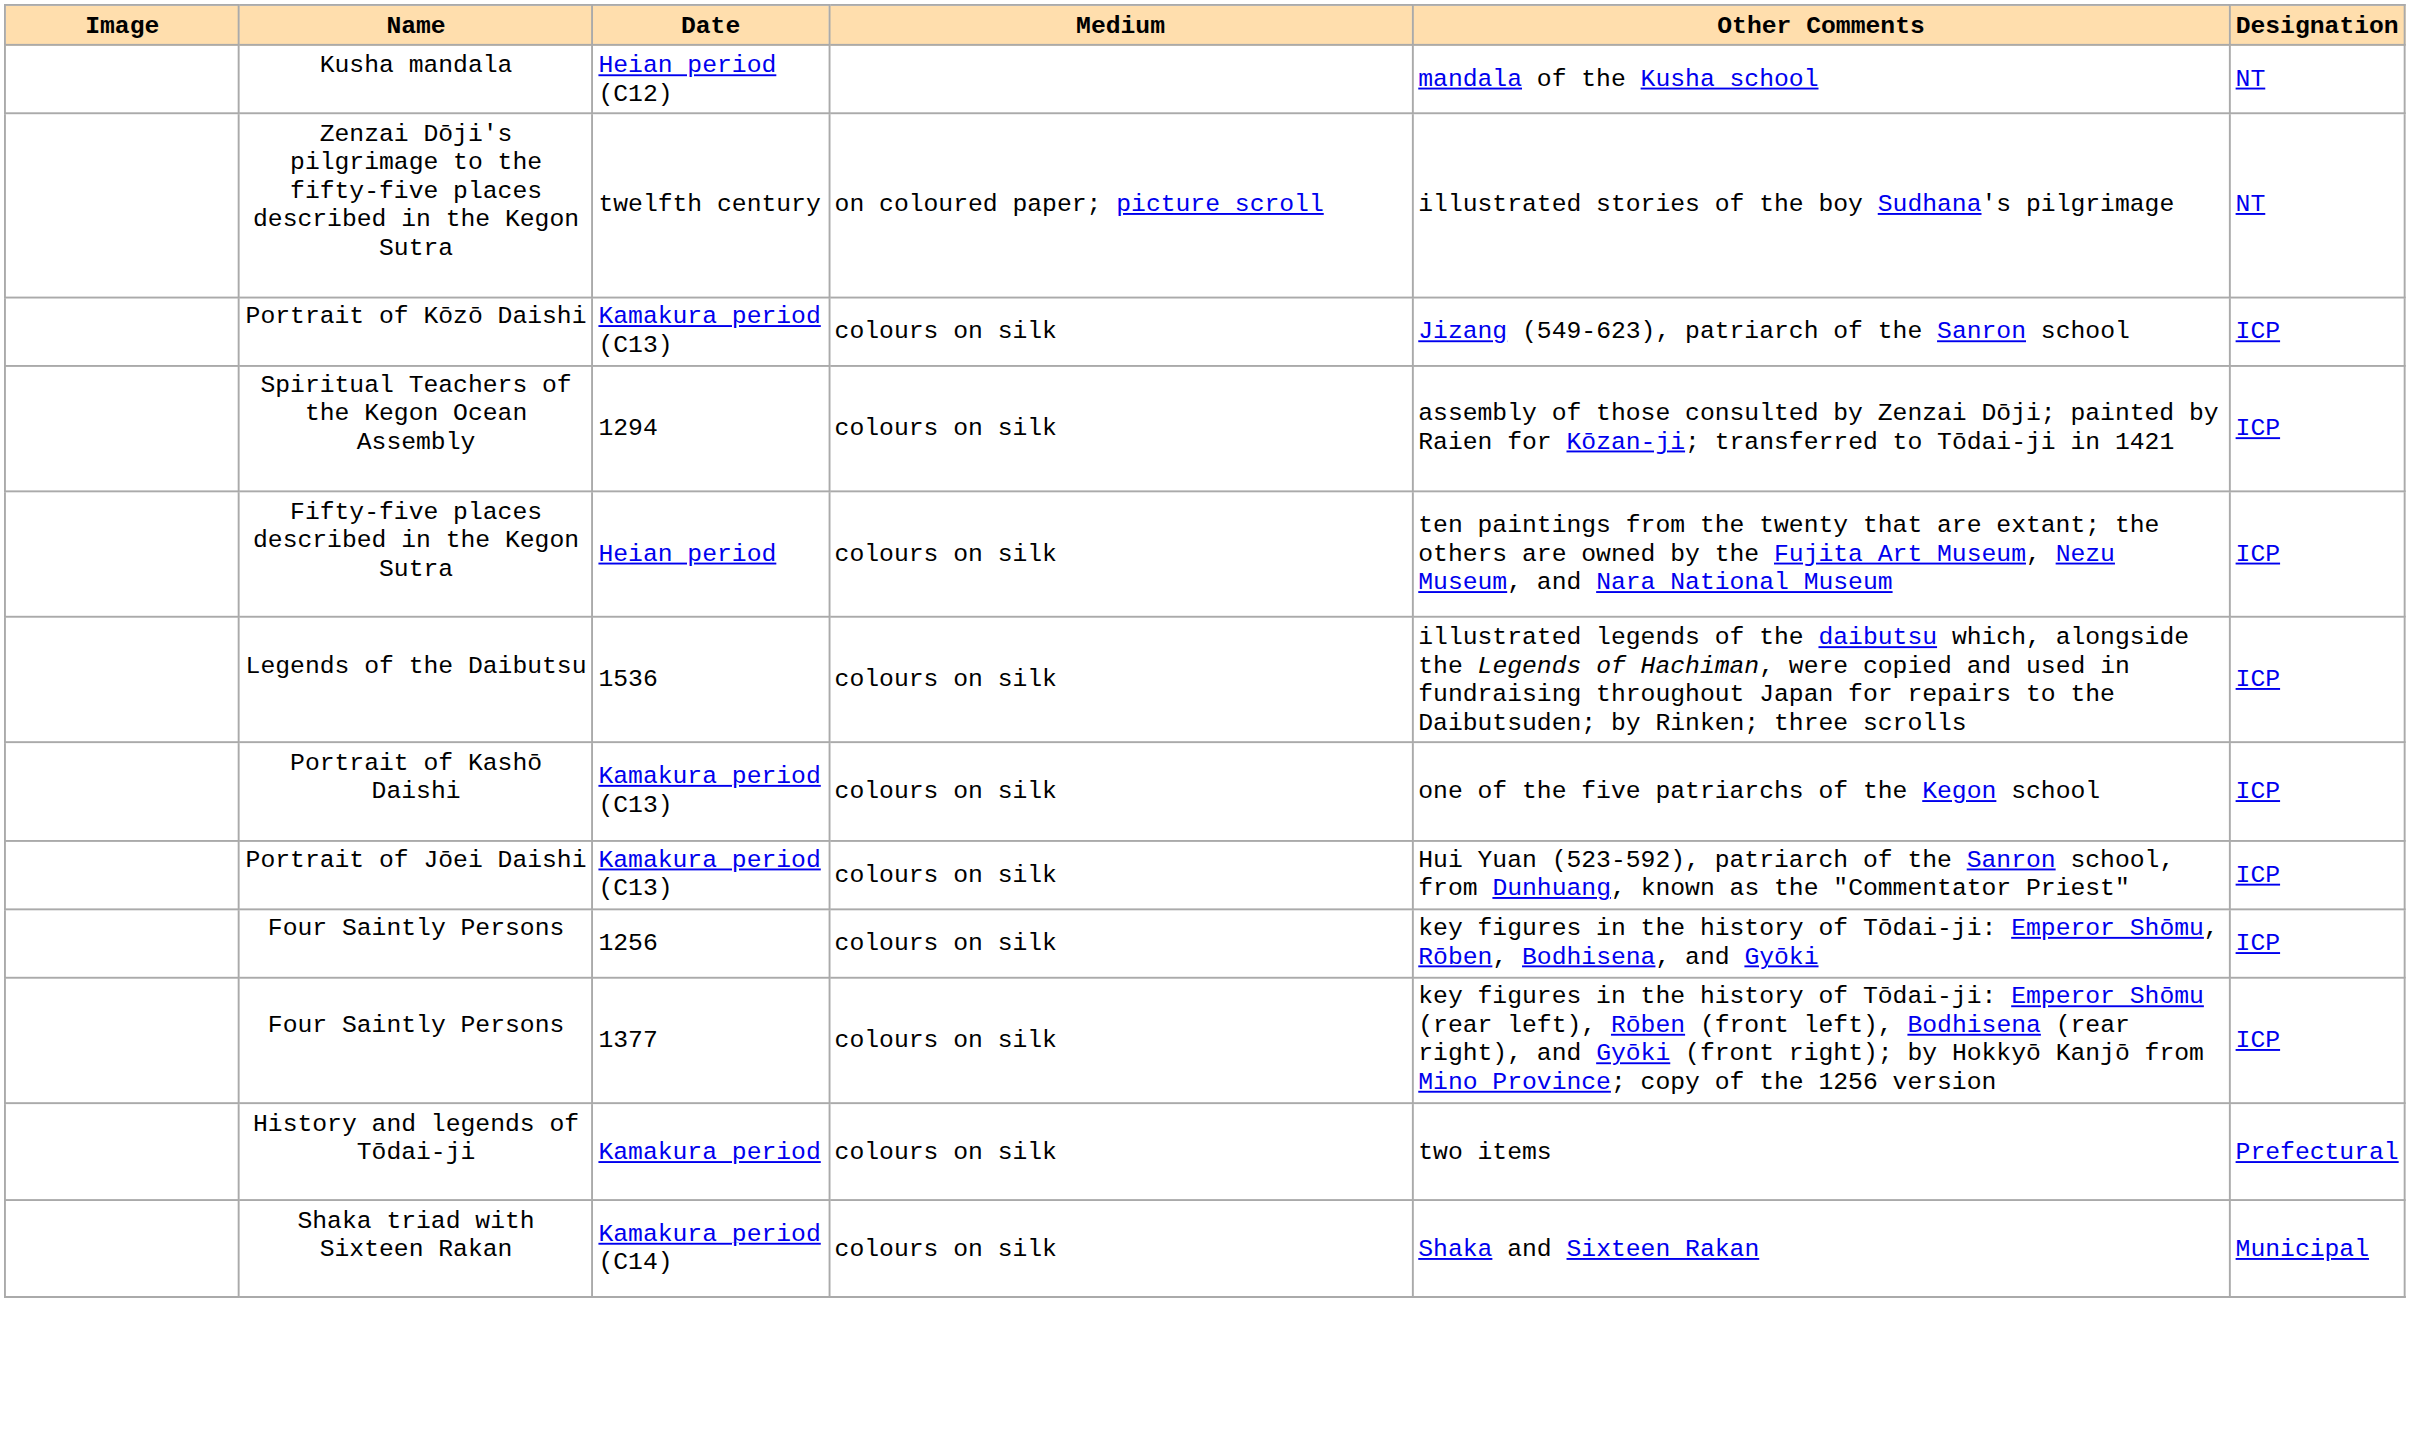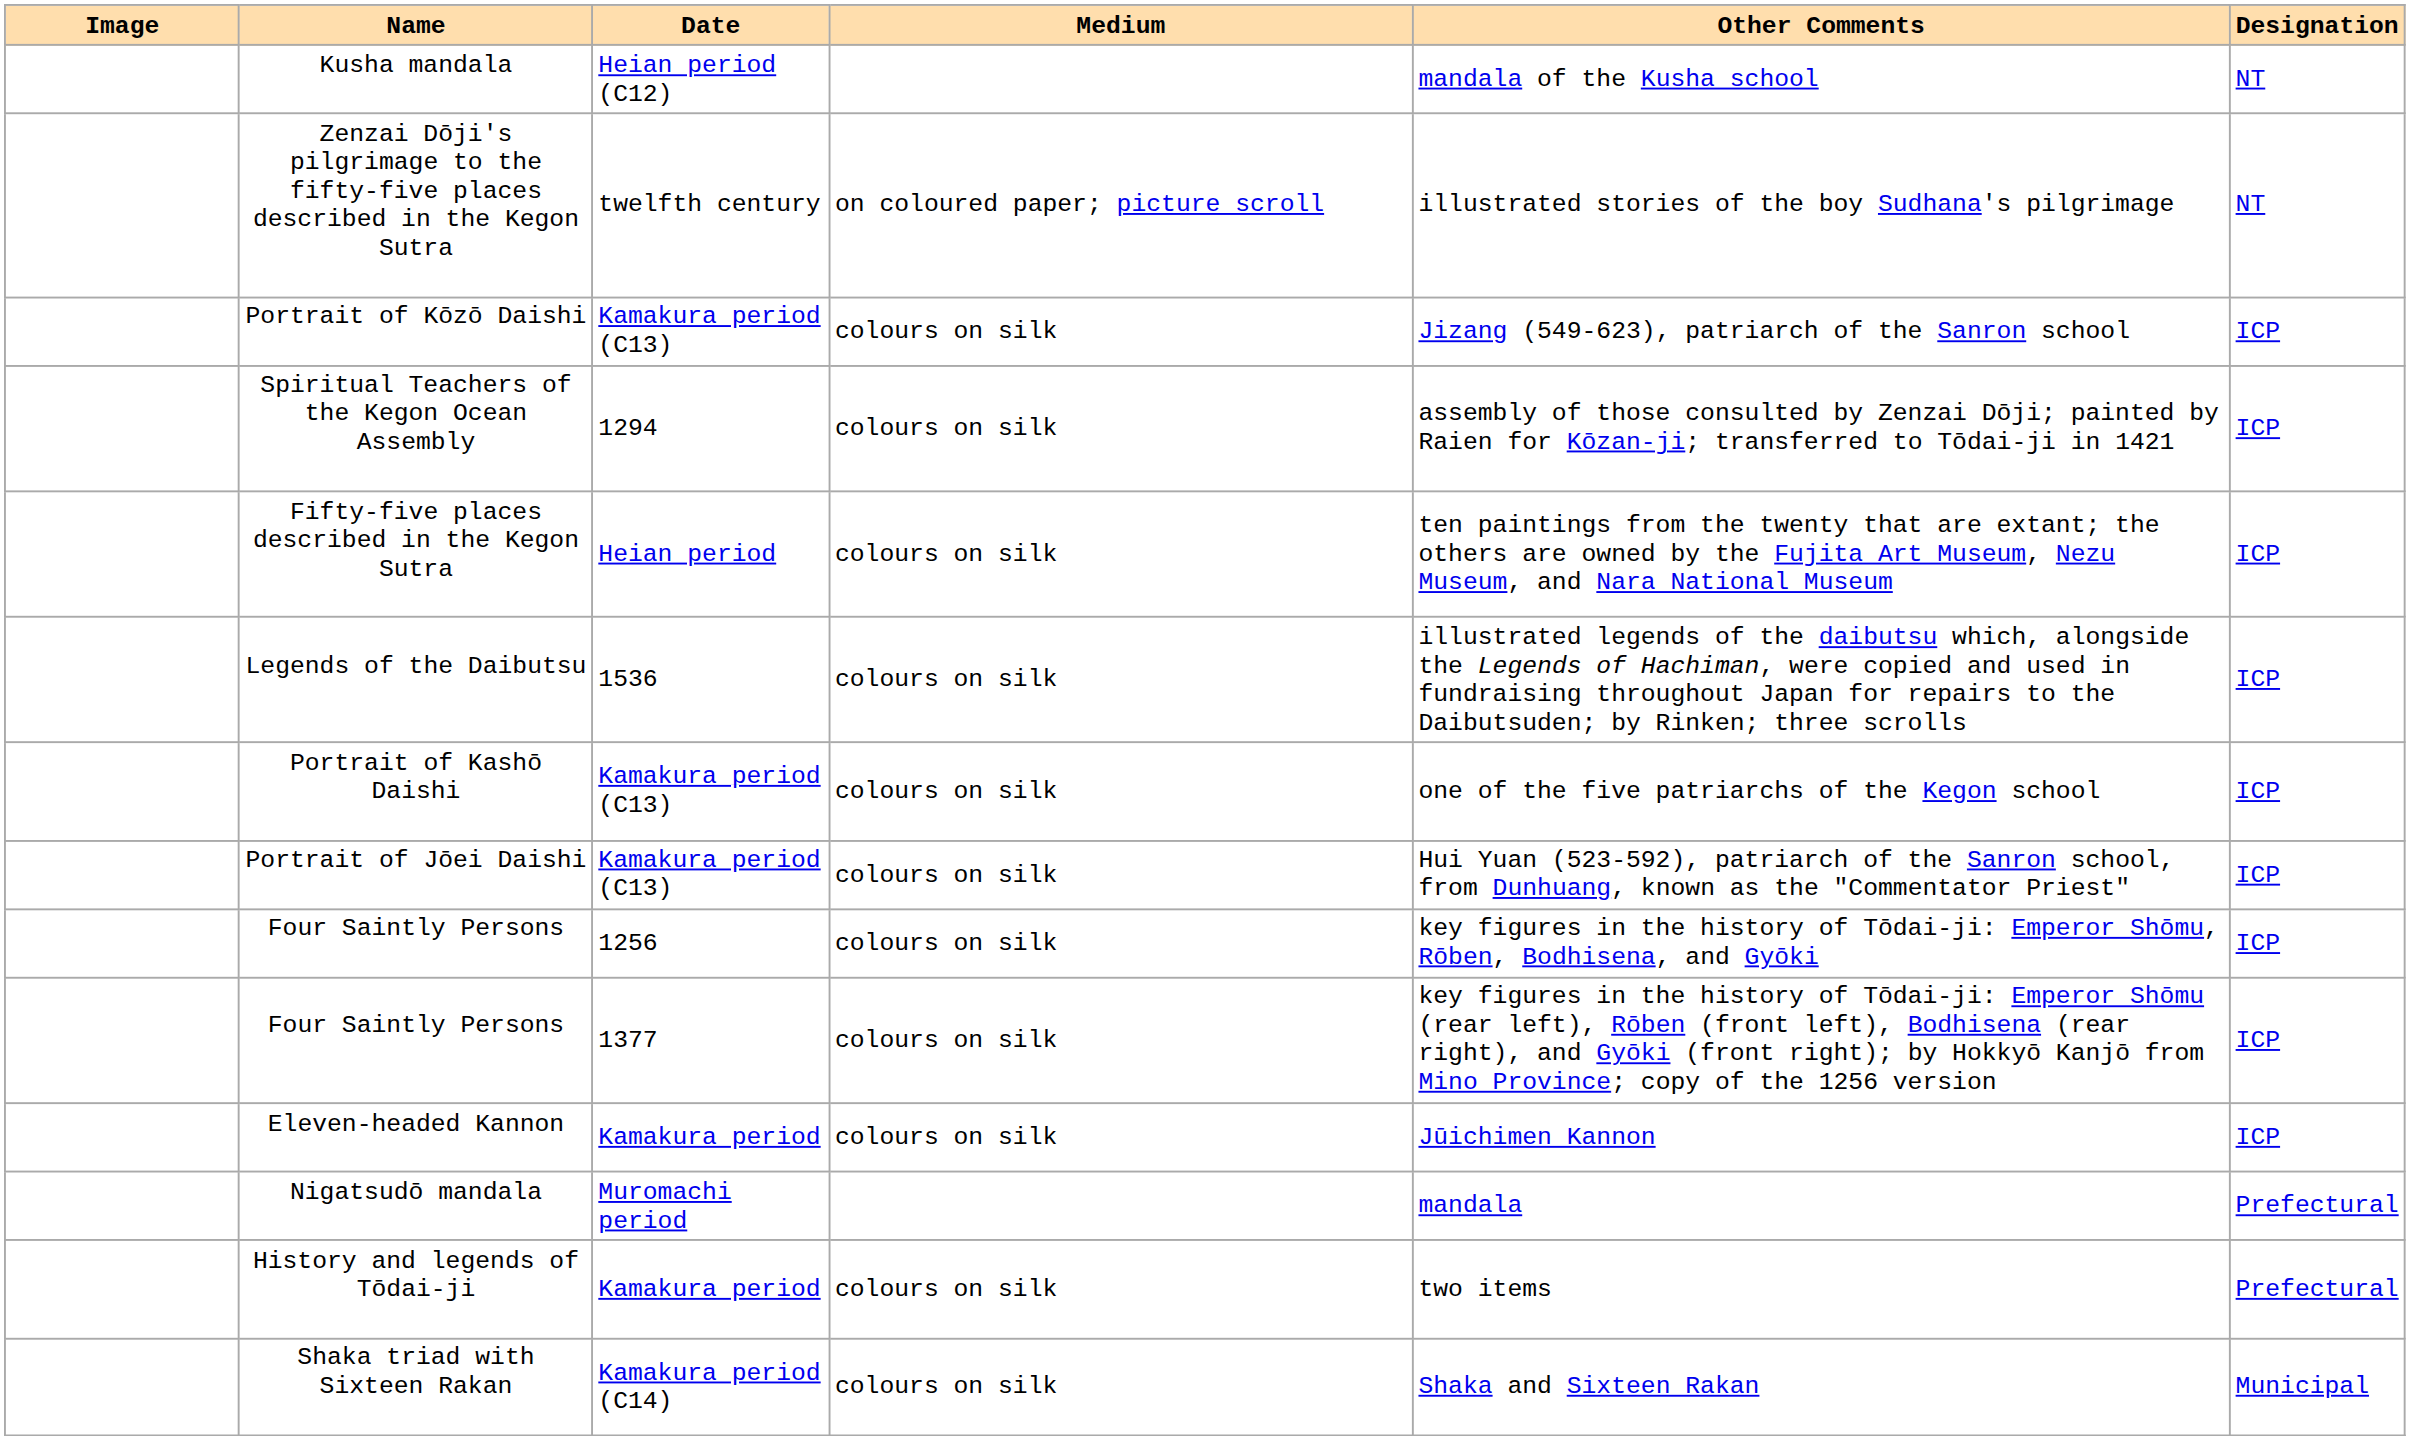+ row: (416, 1123)
+ row: (416, 1192)
